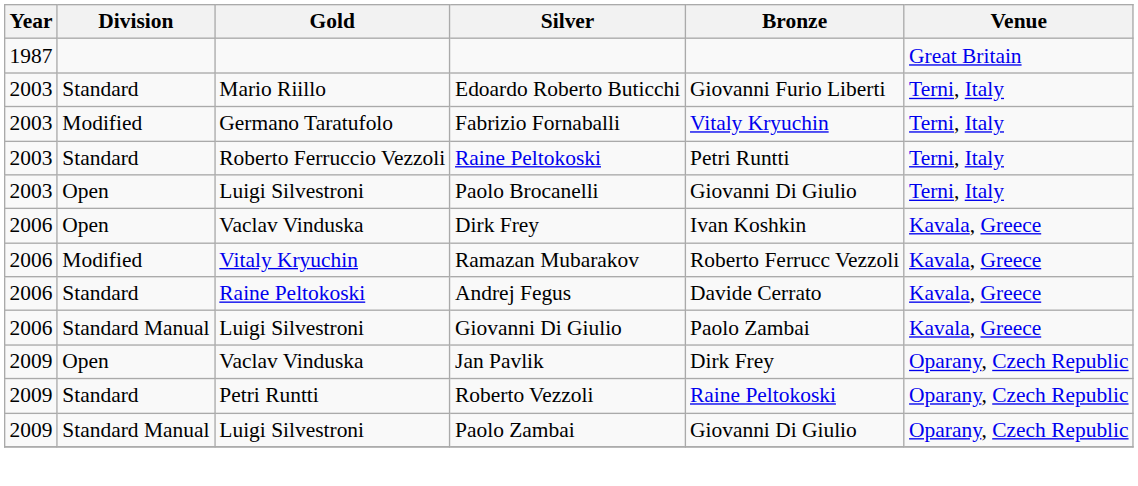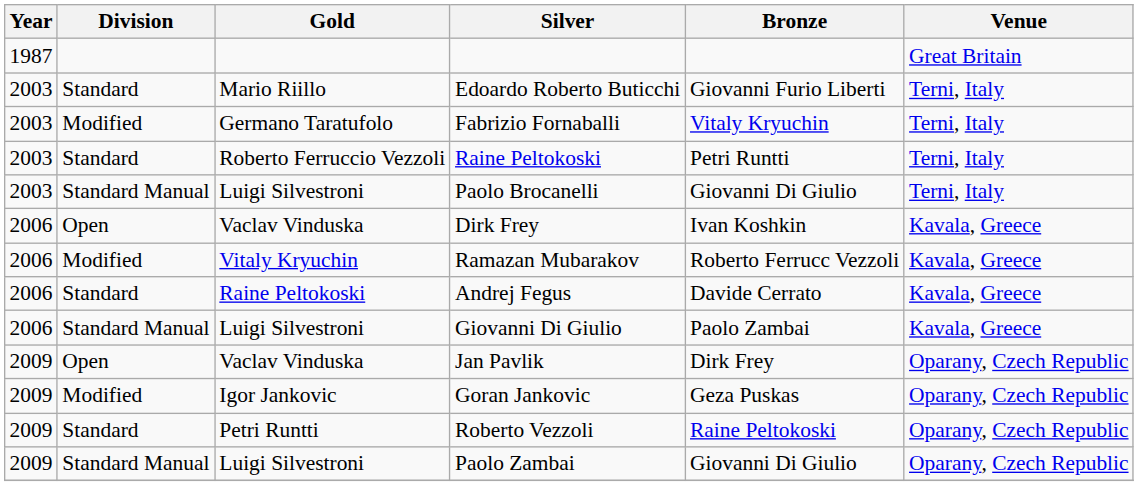(86, 191) Open -> (136, 191) Standard Manual
+ row: (278, 395)
